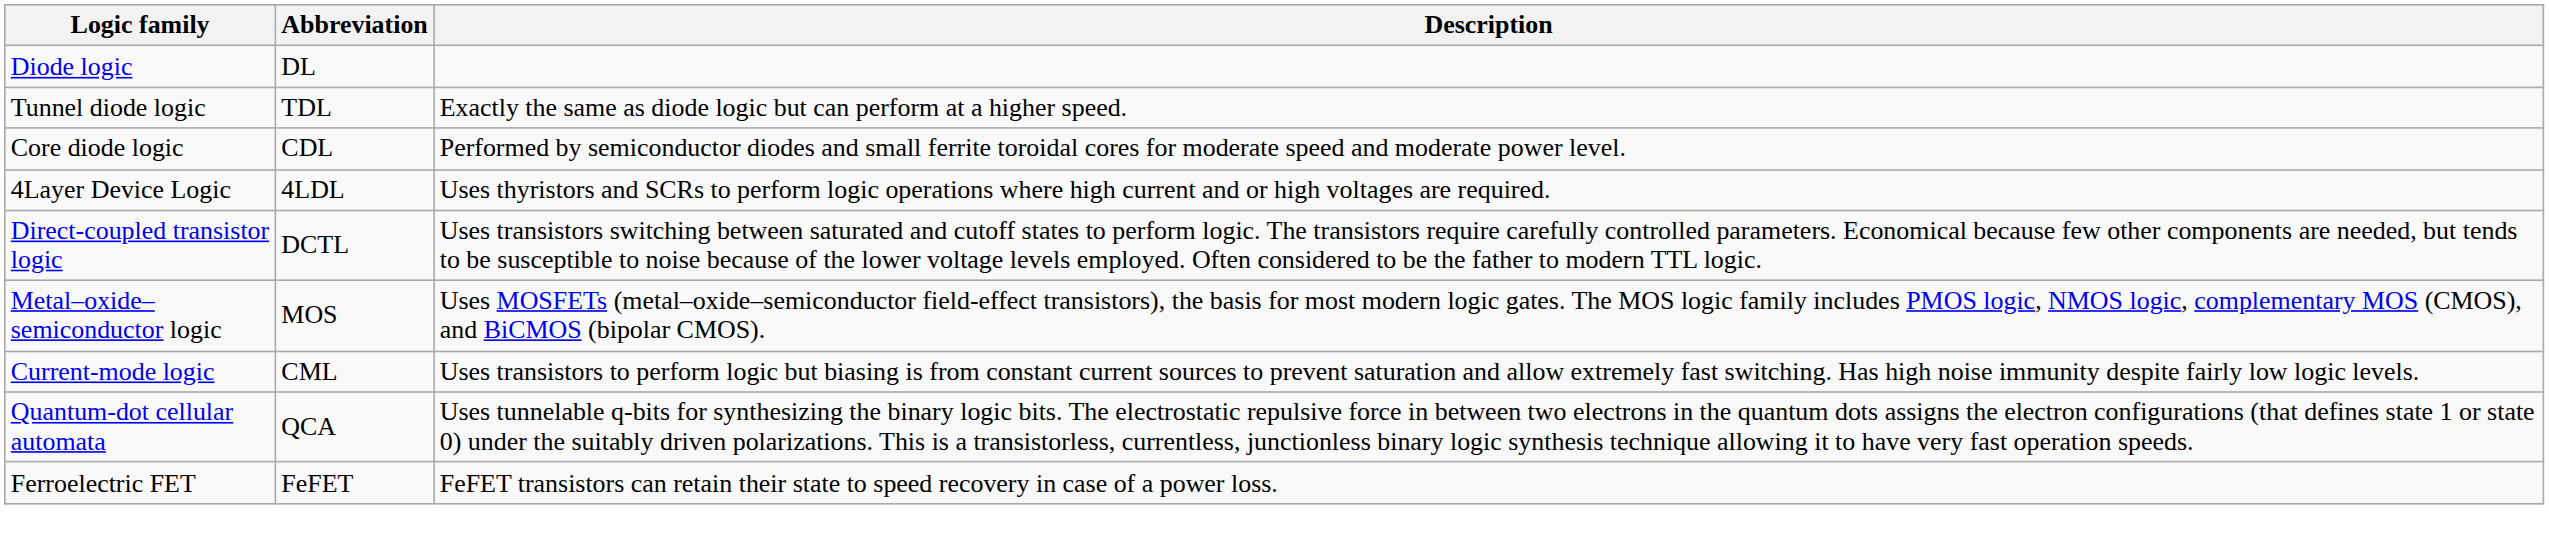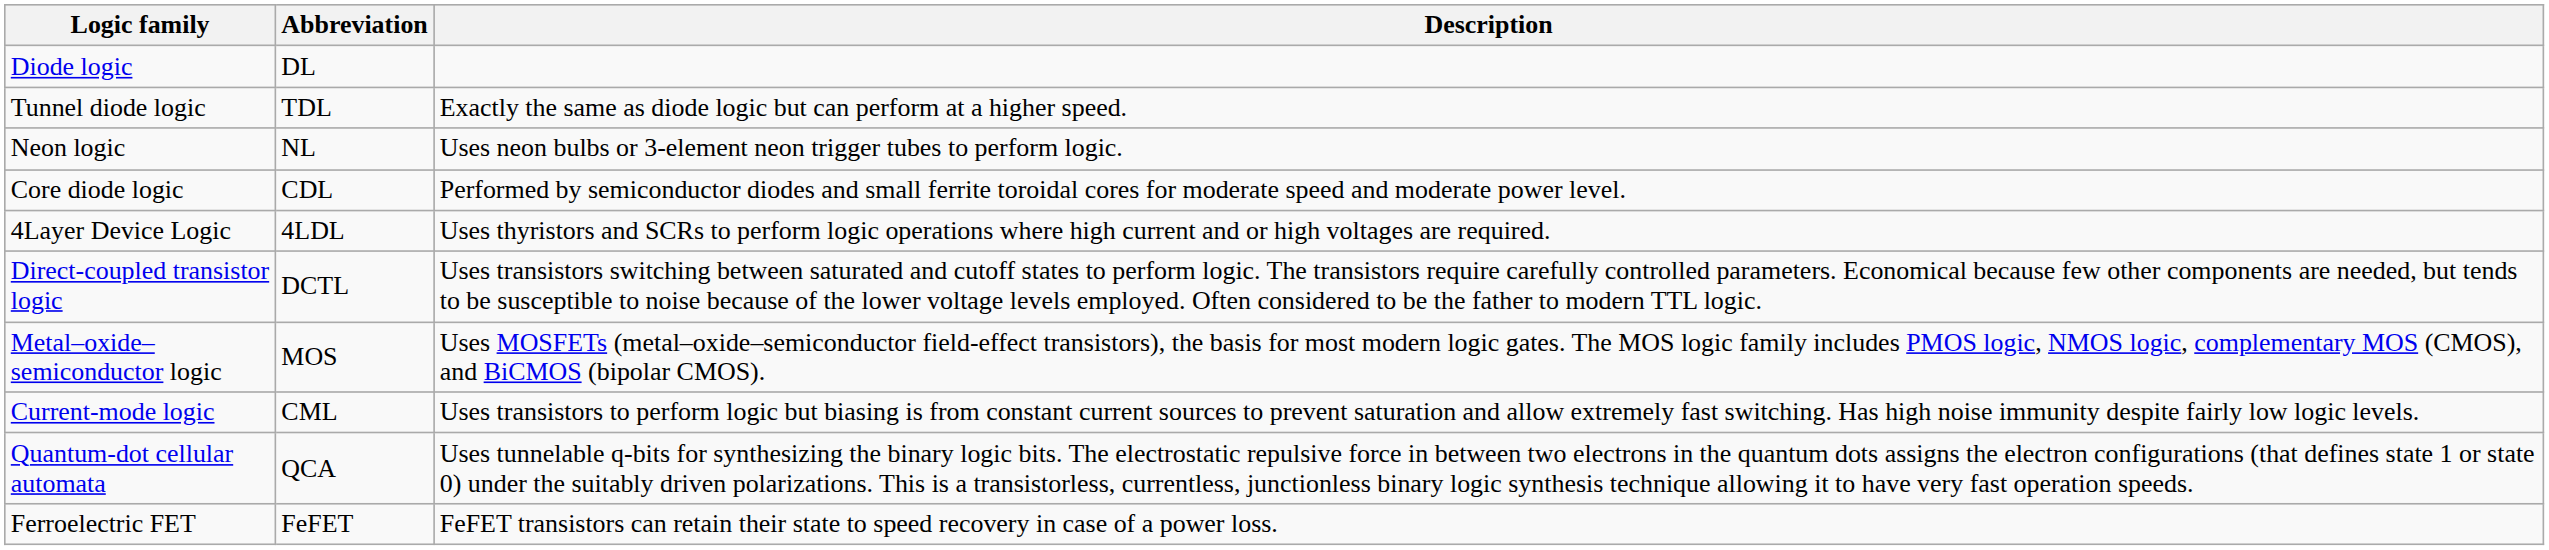+ row: (68, 148)
